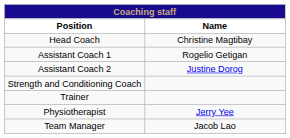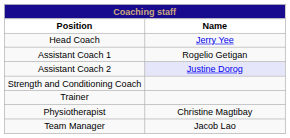(215, 41) Christine Magtibay -> (215, 41) Jerry Yee
(215, 69) no background -> (215, 69) lavender background
(215, 112) Jerry Yee -> (215, 112) Christine Magtibay
